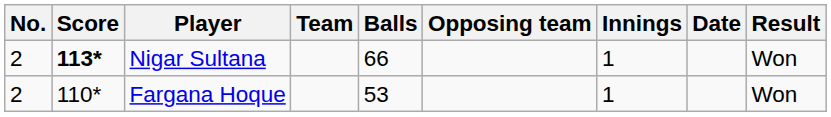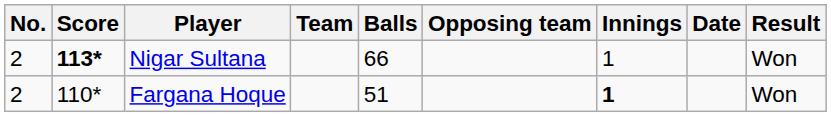(376, 94) 53 -> (376, 94) 51
(608, 94) normal -> (608, 94) bold
